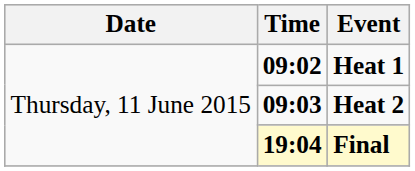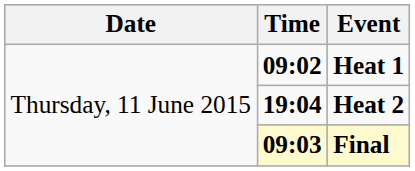(292, 104) 09:03 -> (292, 104) 19:04
(292, 144) 19:04 -> (292, 144) 09:03
